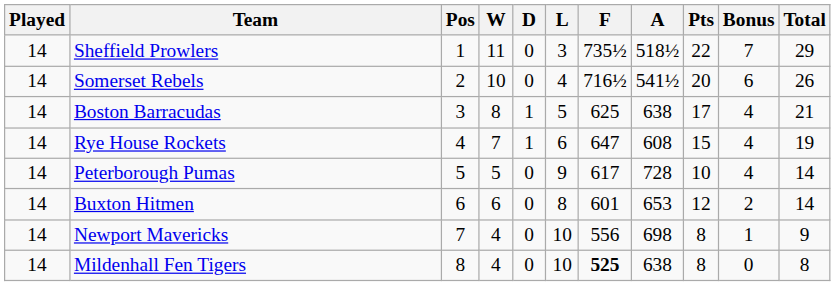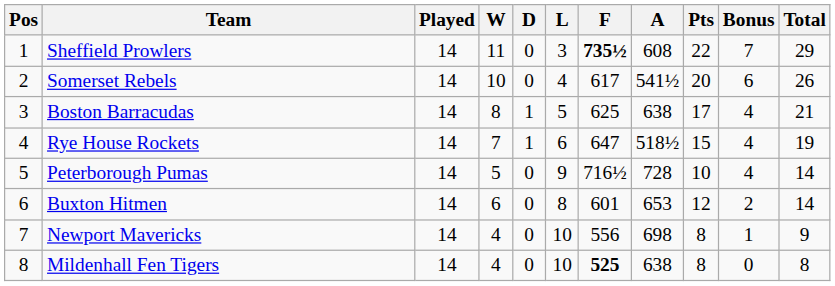columns swapped: (460, 19) <-> (37, 19)
(605, 50) normal -> (605, 50) bold
(657, 50) 518½ -> (657, 50) 608
(605, 81) 716½ -> (605, 81) 617
(657, 142) 608 -> (657, 142) 518½
(605, 173) 617 -> (605, 173) 716½
